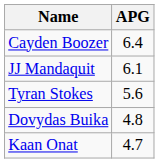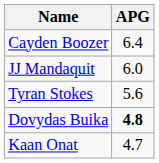(133, 68) 6.1 -> (133, 68) 6.0
(133, 119) normal -> (133, 119) bold
